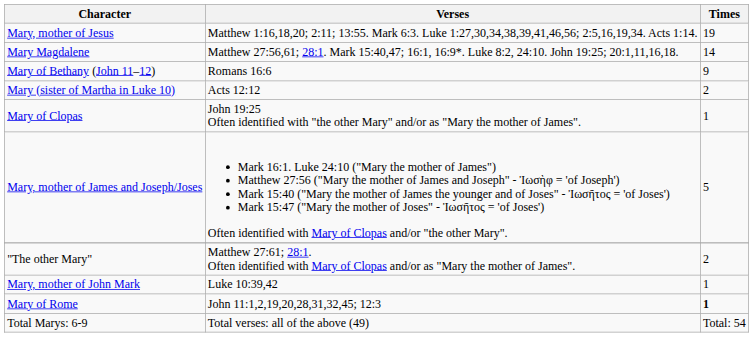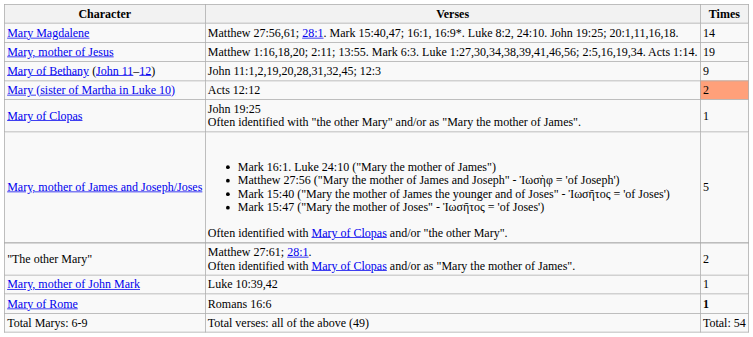rows swapped: (60, 33) <-> (48, 52)
(240, 71) Romans 16:6 -> (294, 71) John 11:1,2,19,20,28,31,32,45; 12:3
(706, 90) no background -> (706, 90) lightsalmon background
(294, 303) John 11:1,2,19,20,28,31,32,45; 12:3 -> (240, 303) Romans 16:6
